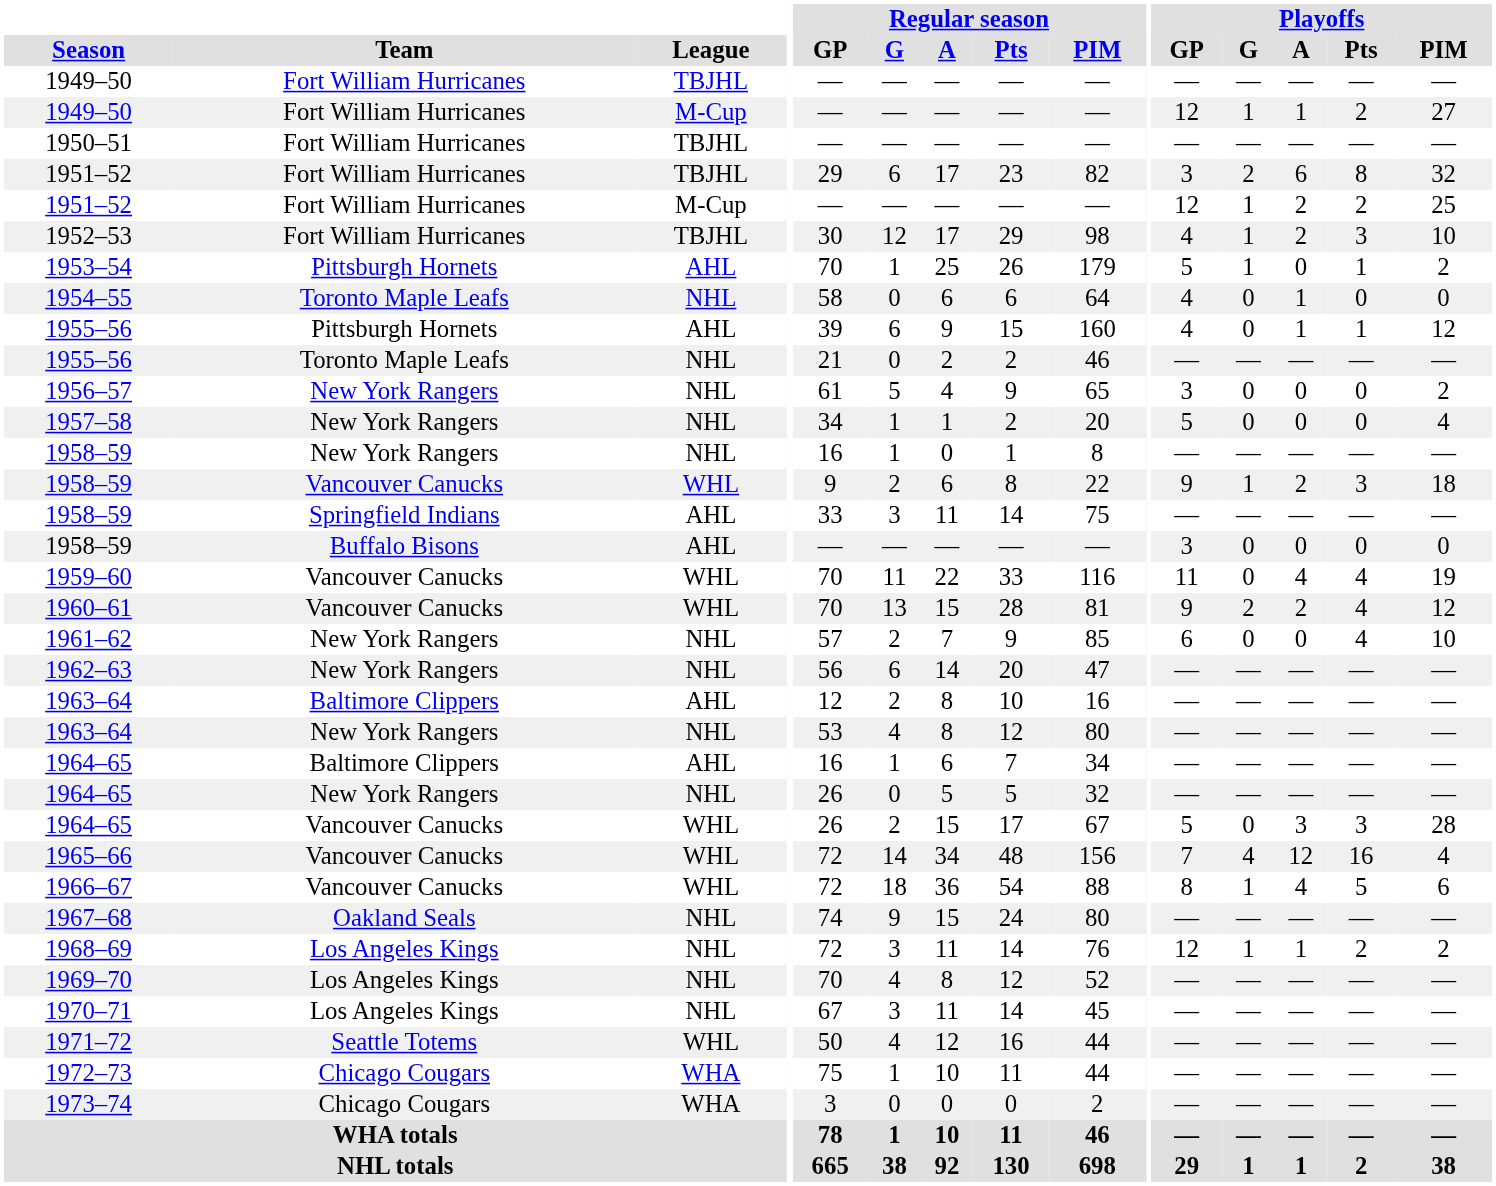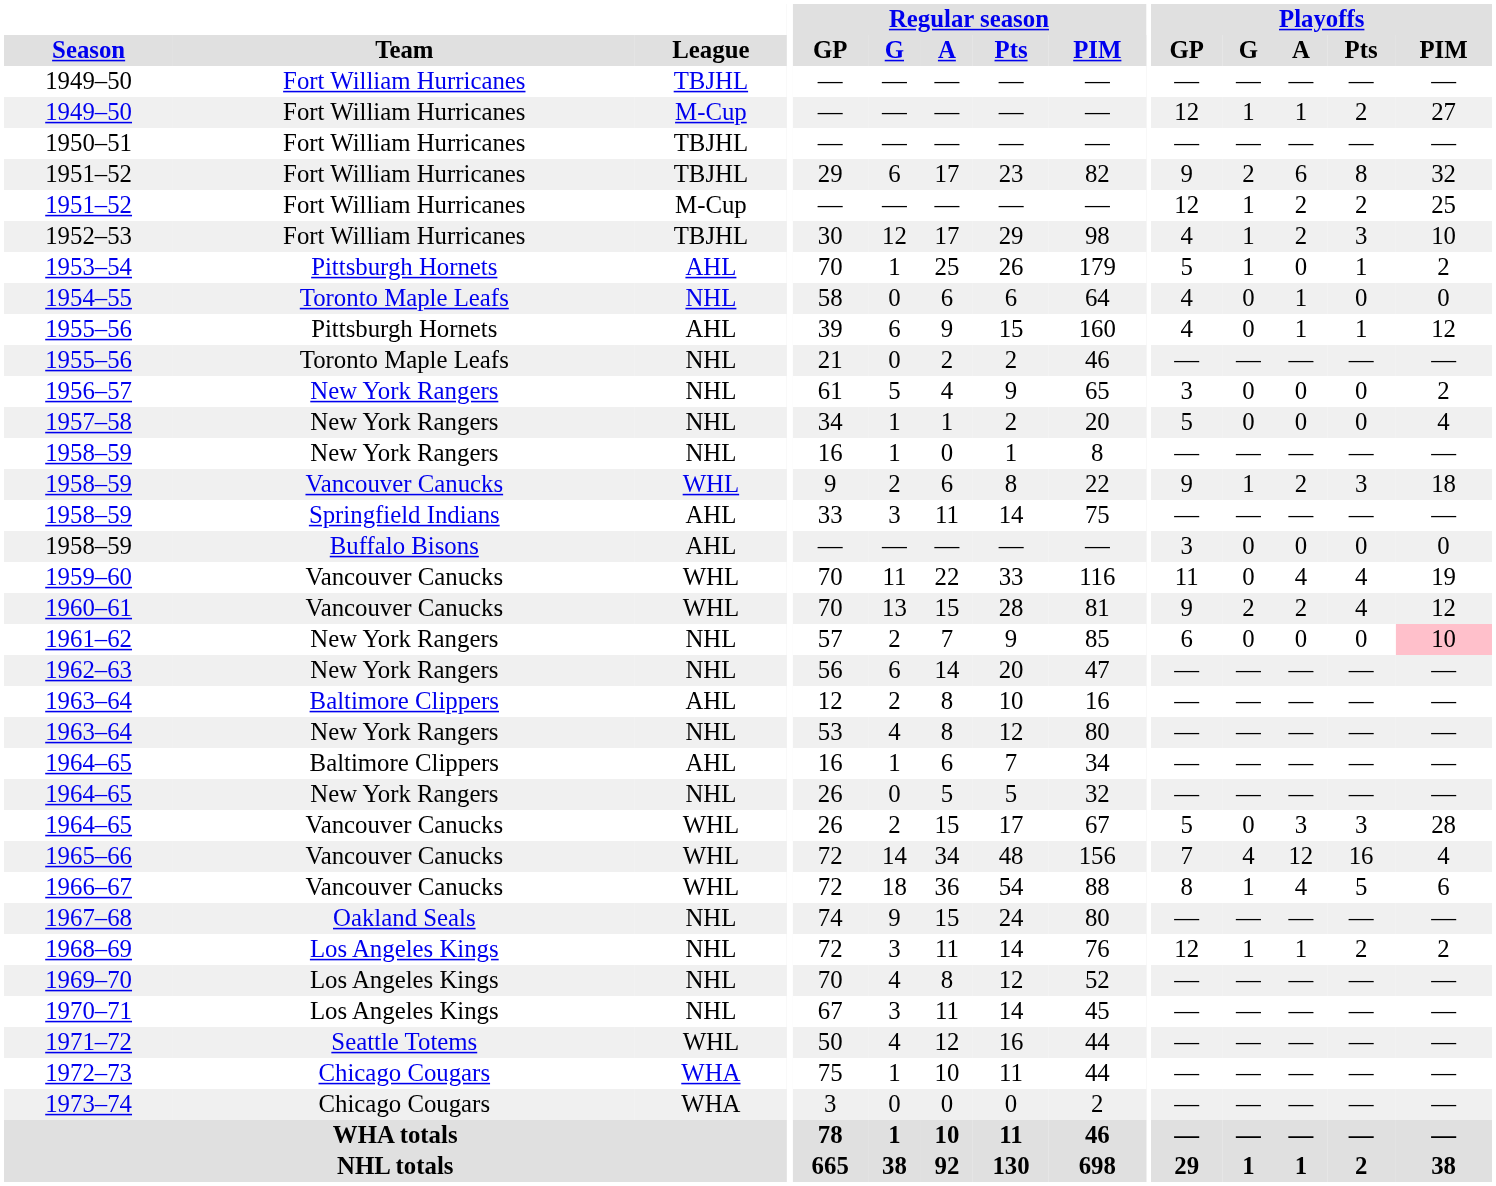(1187, 174) 3 -> (1187, 174) 9
(1361, 639) 4 -> (1361, 639) 0
(1444, 639) no background -> (1444, 639) pink background
